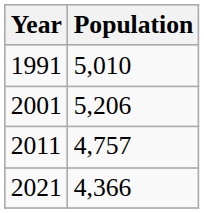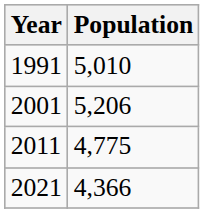(103, 146) 4,757 -> (103, 146) 4,775
